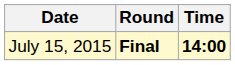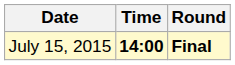columns swapped: (204, 18) <-> (147, 18)
